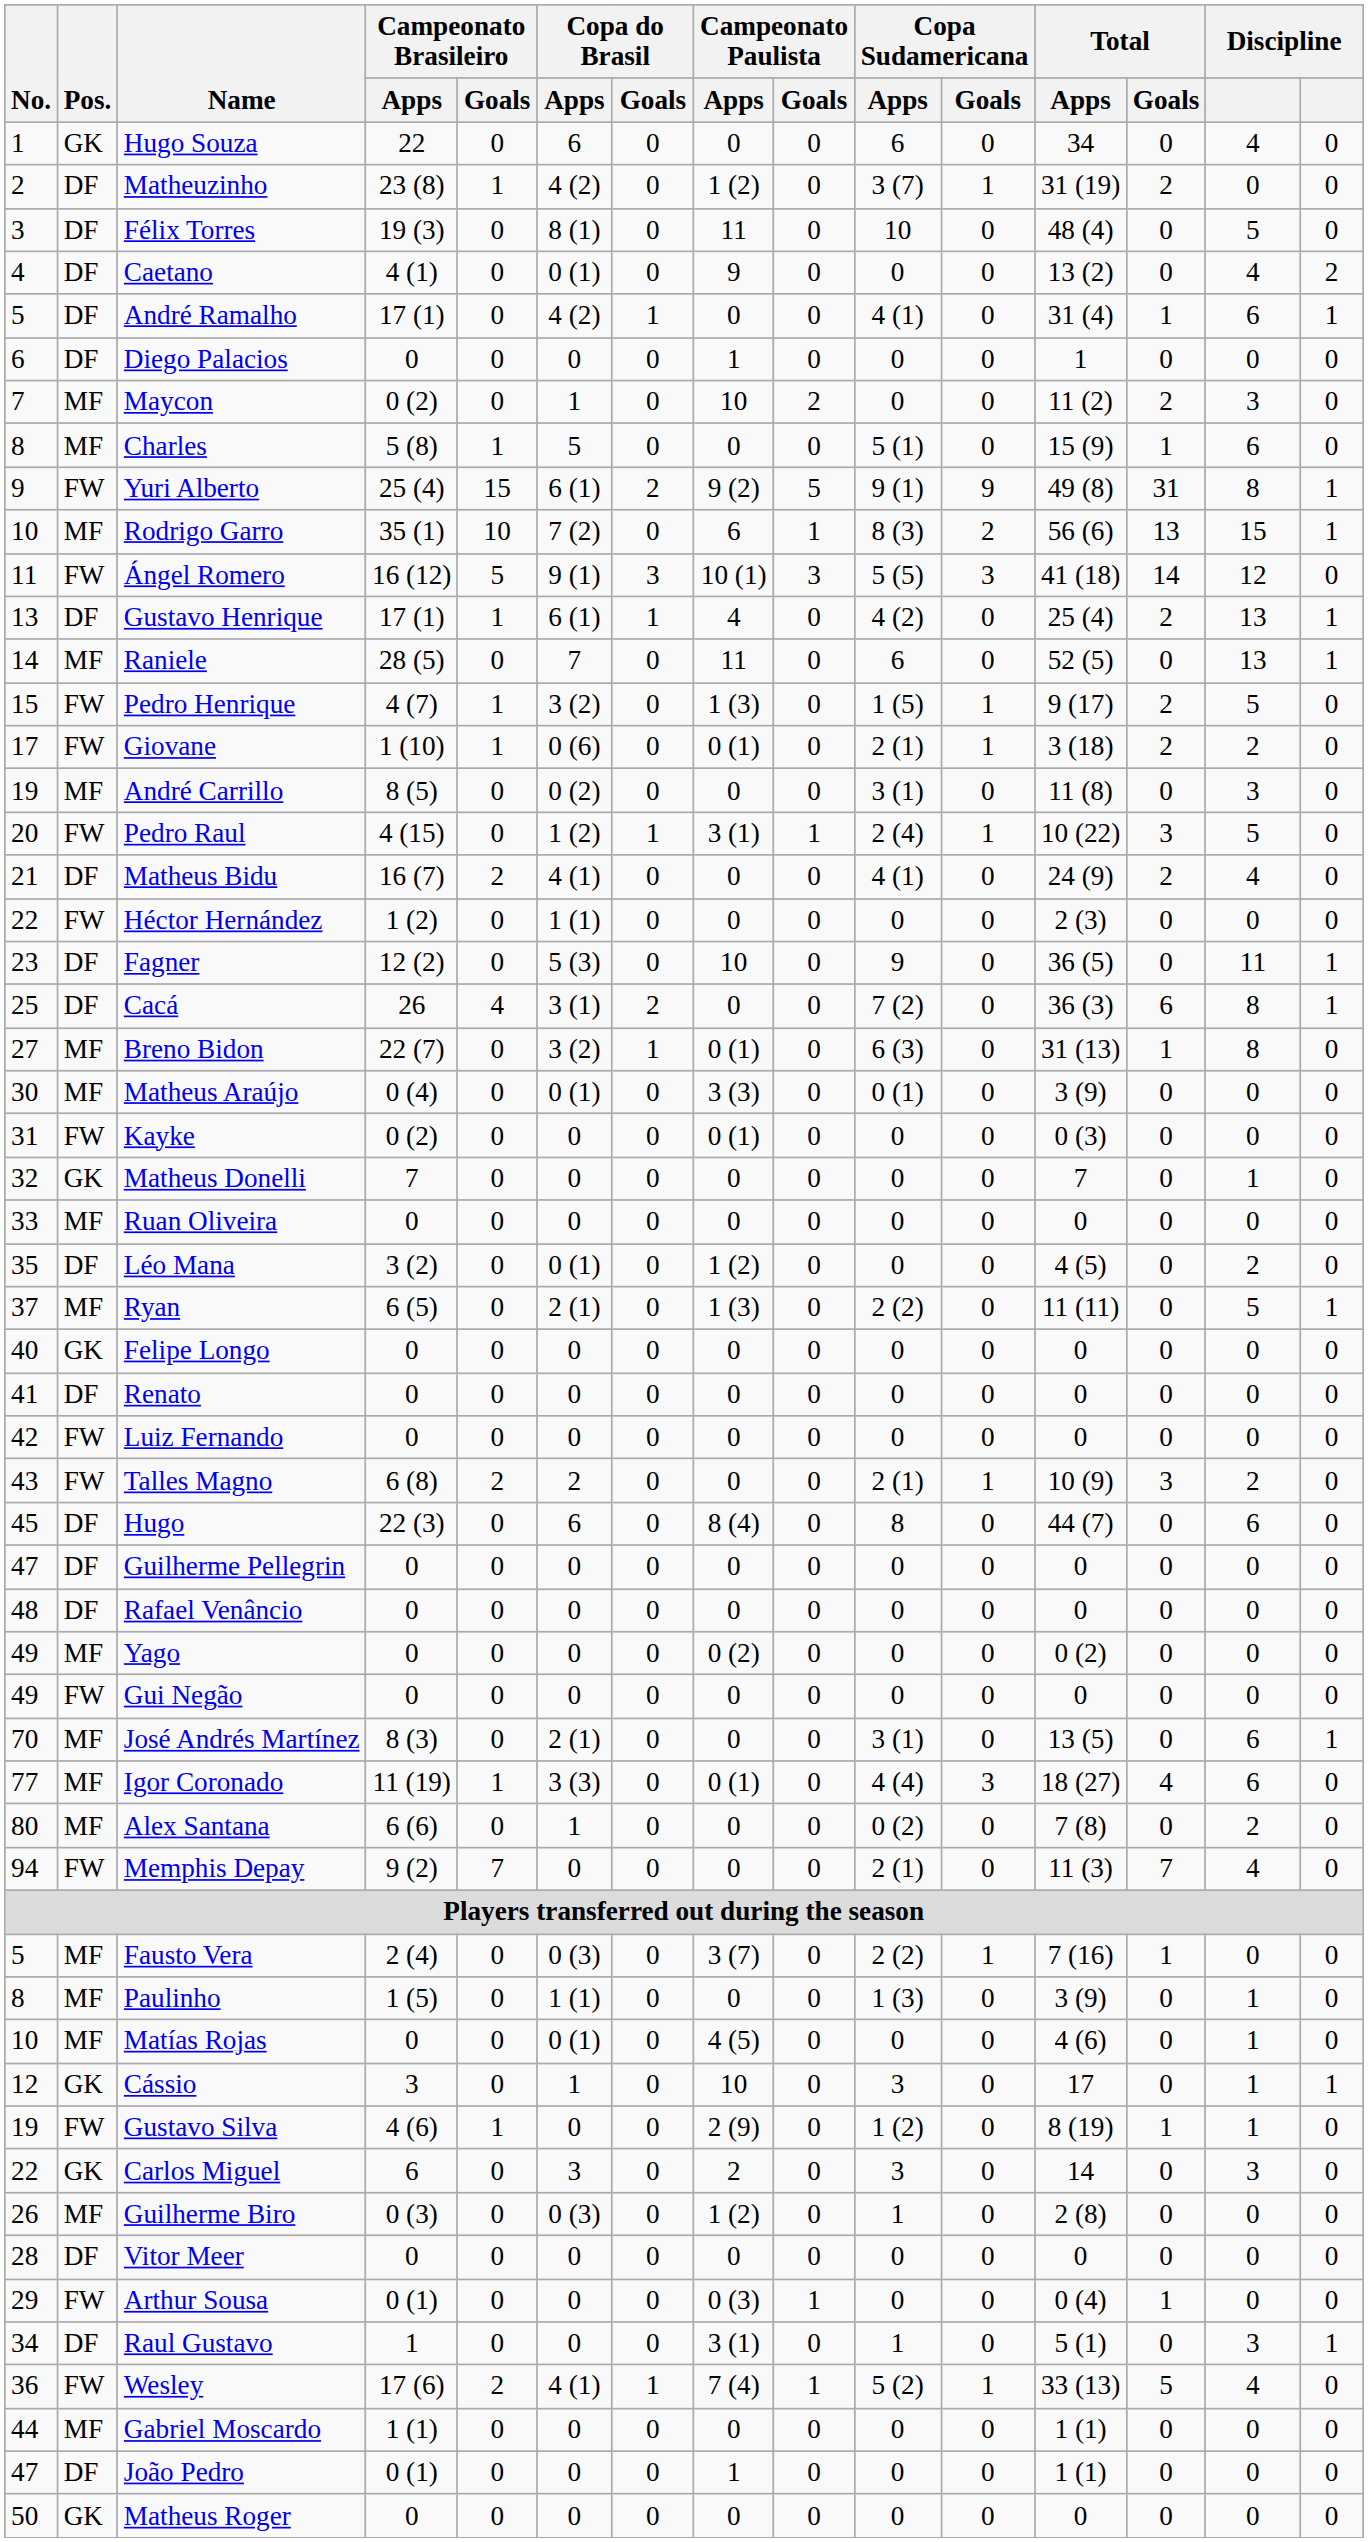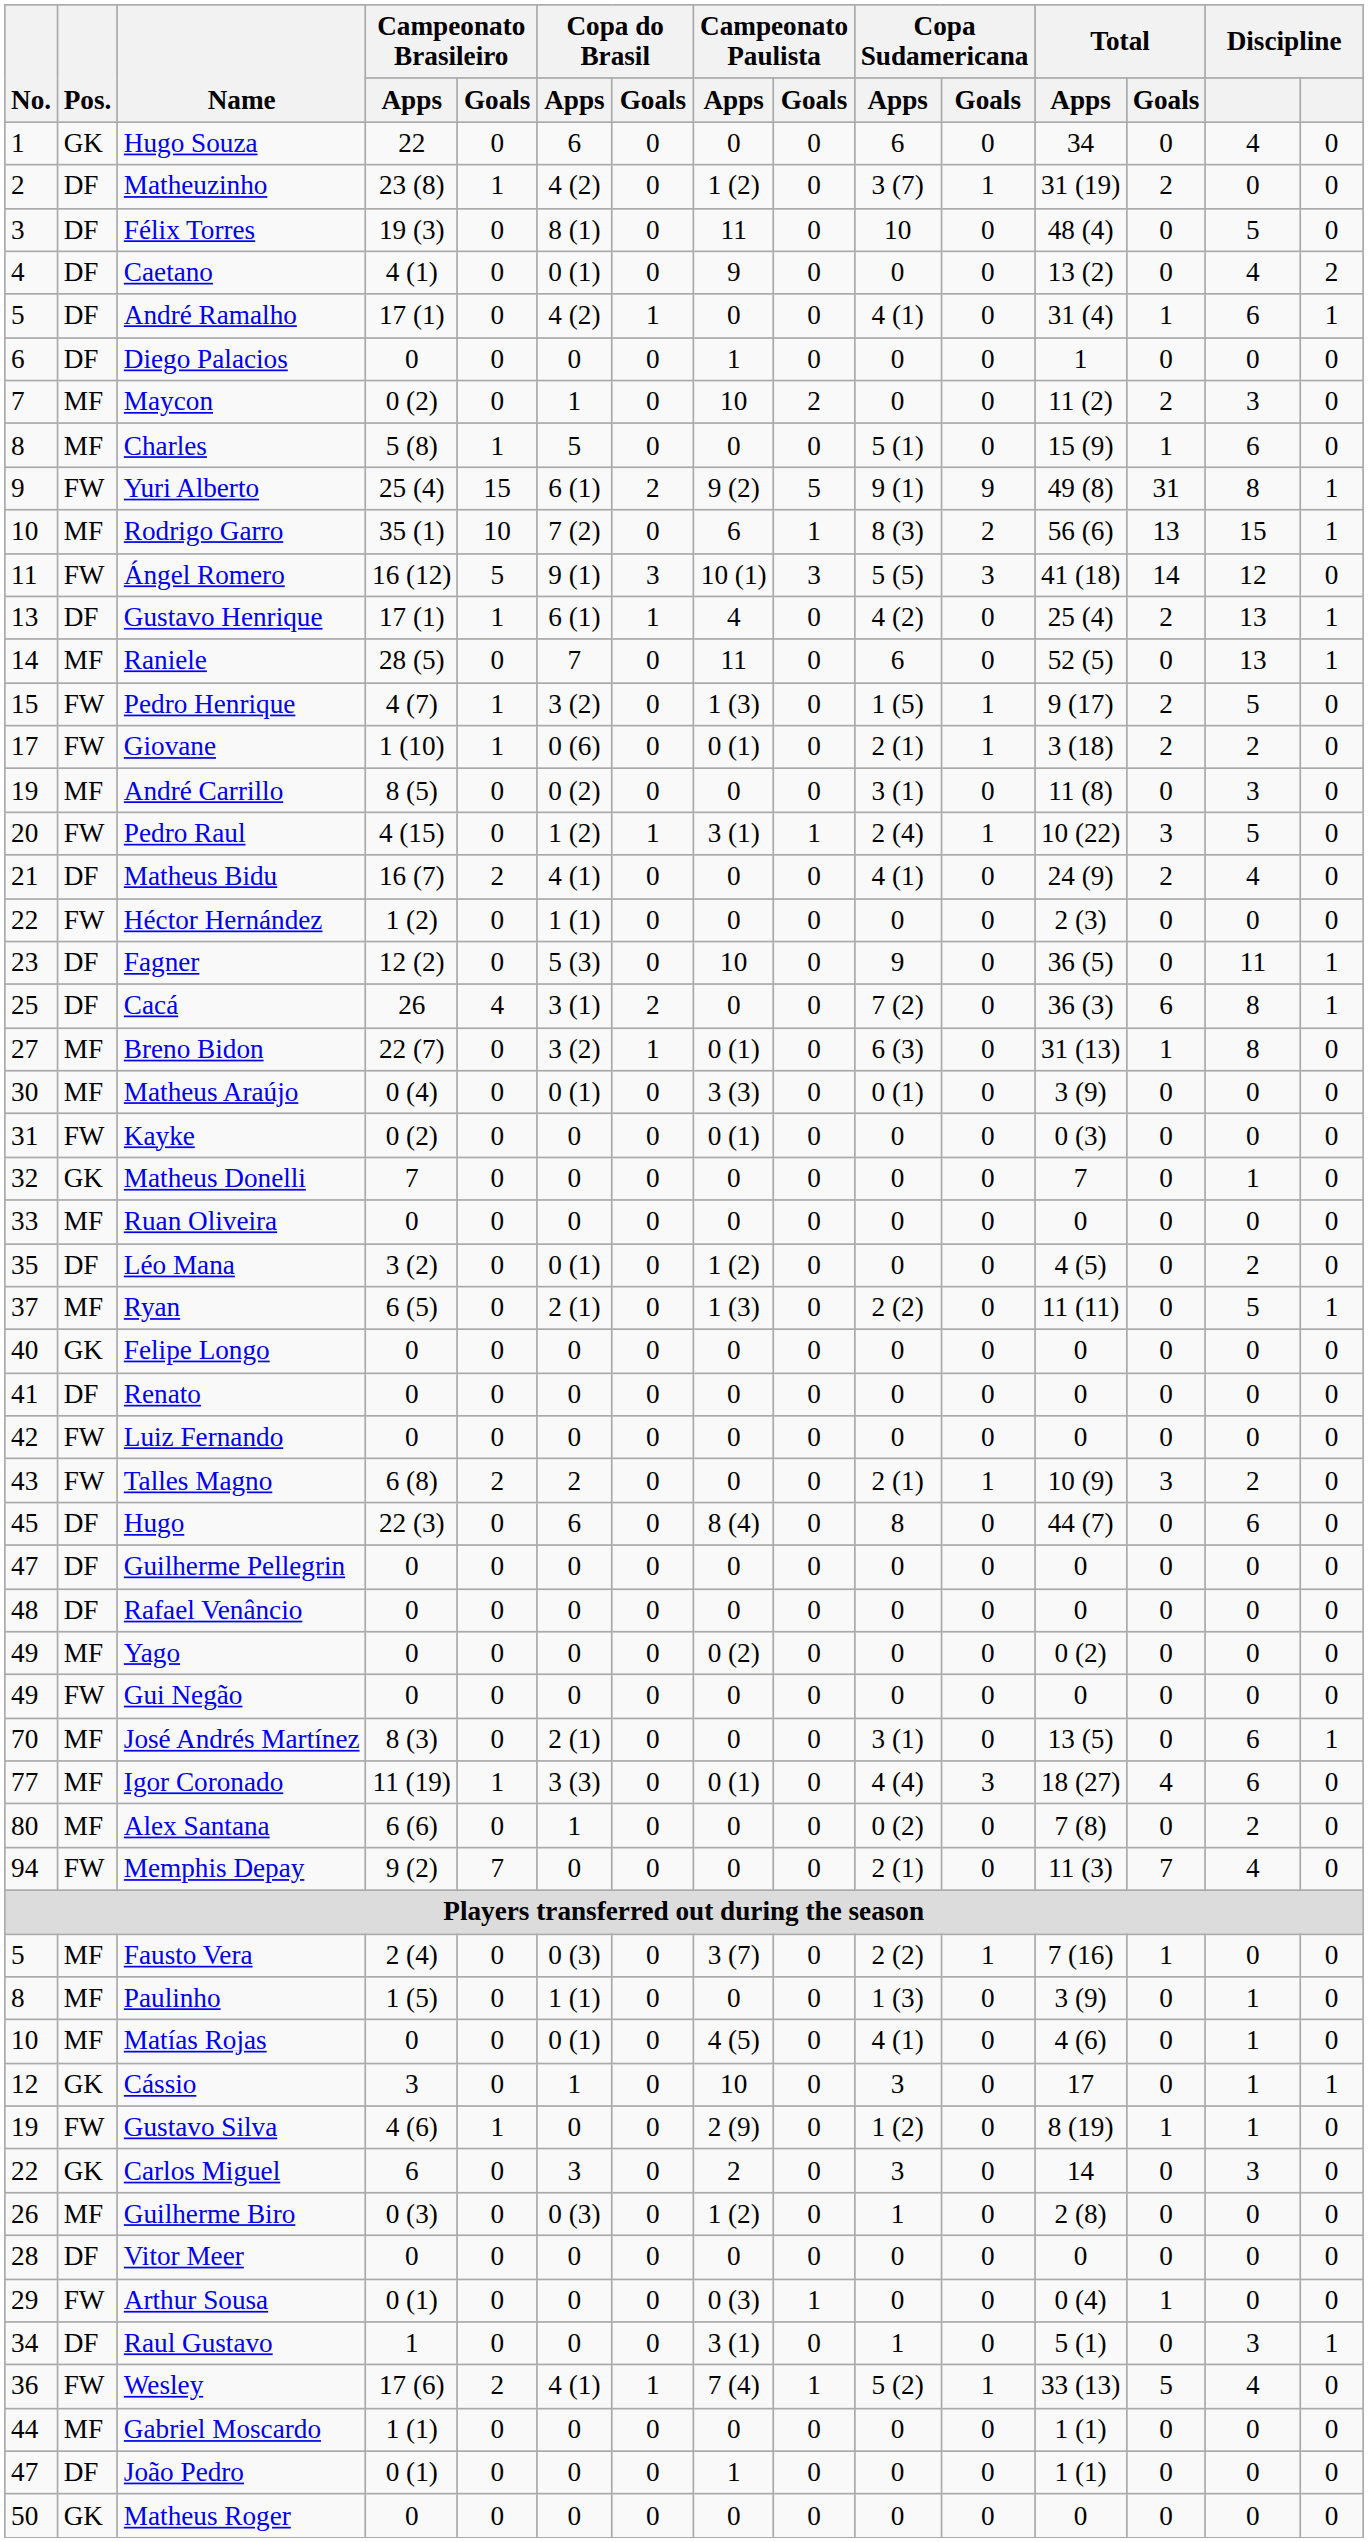(898, 2040) 0 -> (898, 2040) 4 (1)
